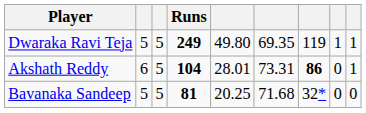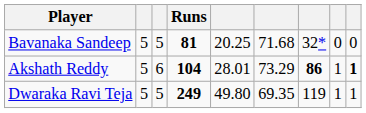rows swapped: (70, 42) <-> (69, 94)
(144, 68) 6 -> (144, 68) 5
(159, 68) 5 -> (159, 68) 6
(276, 68) 73.31 -> (276, 68) 73.29
(338, 68) 0 -> (338, 68) 1
(353, 68) normal -> (353, 68) bold
